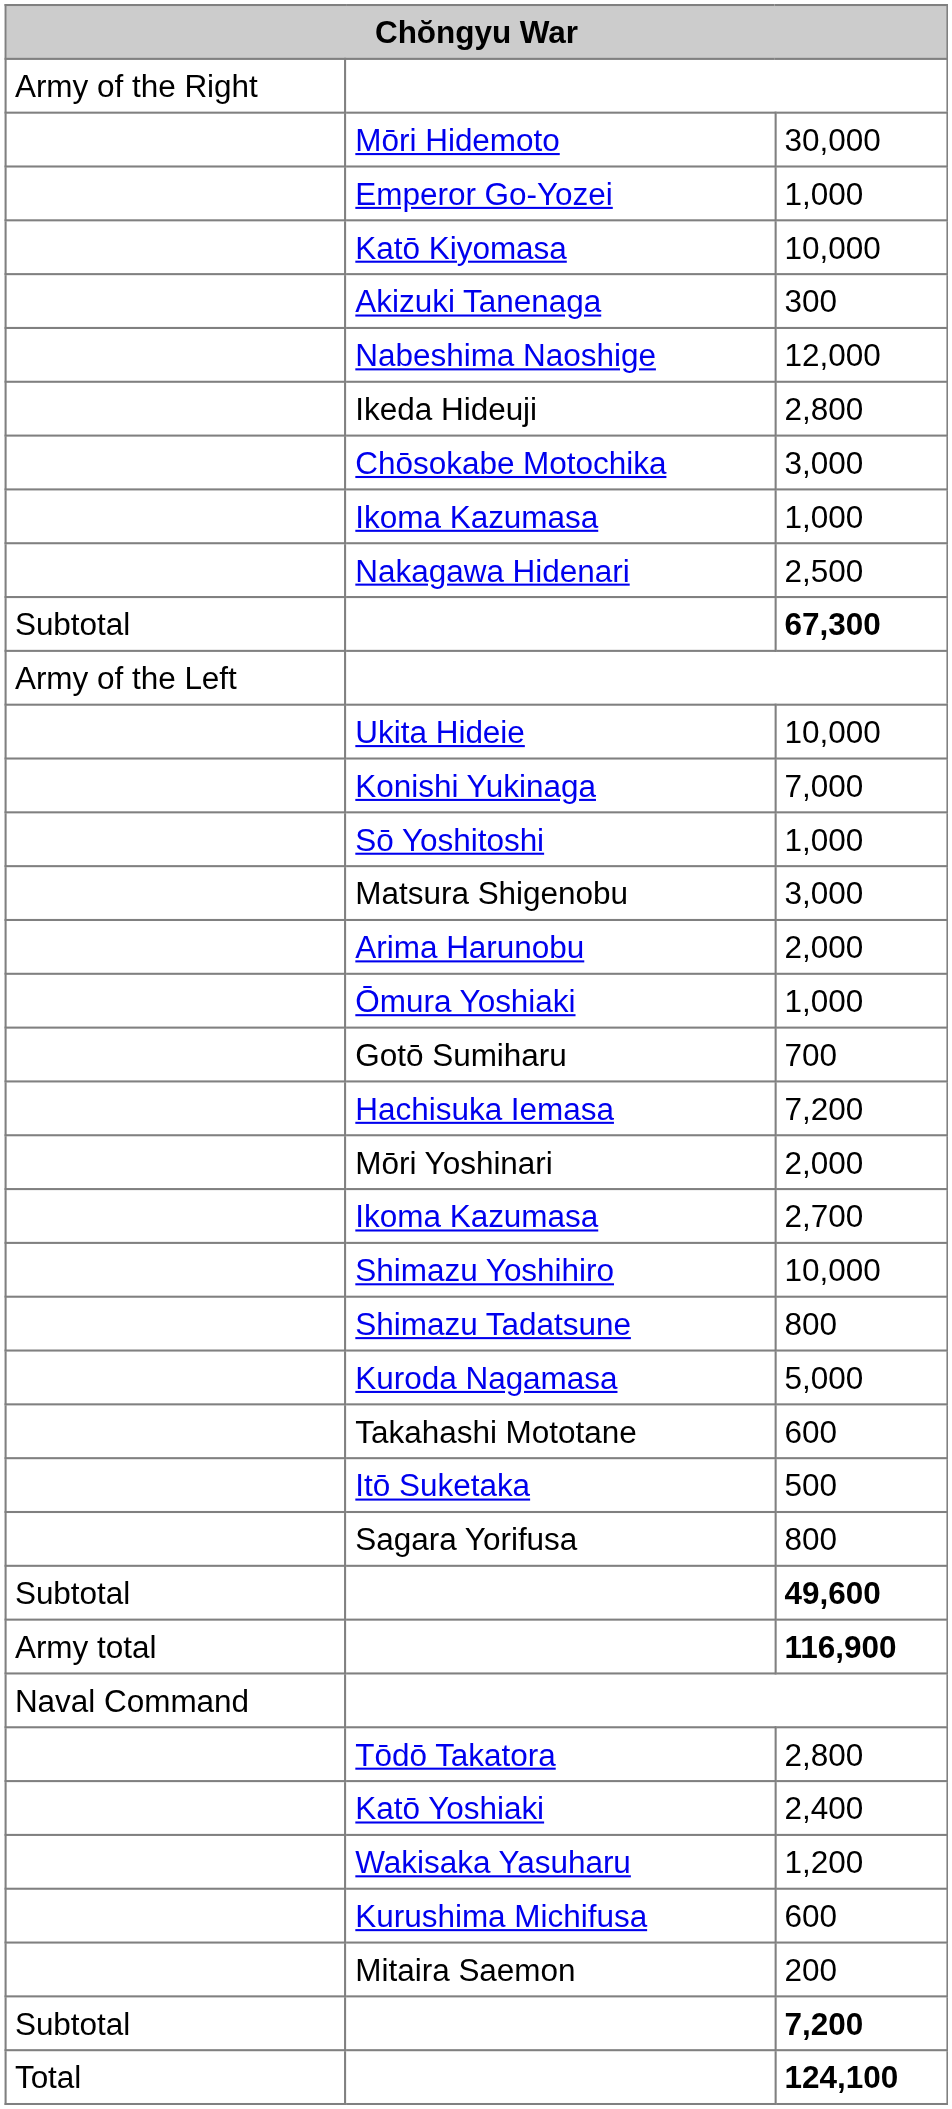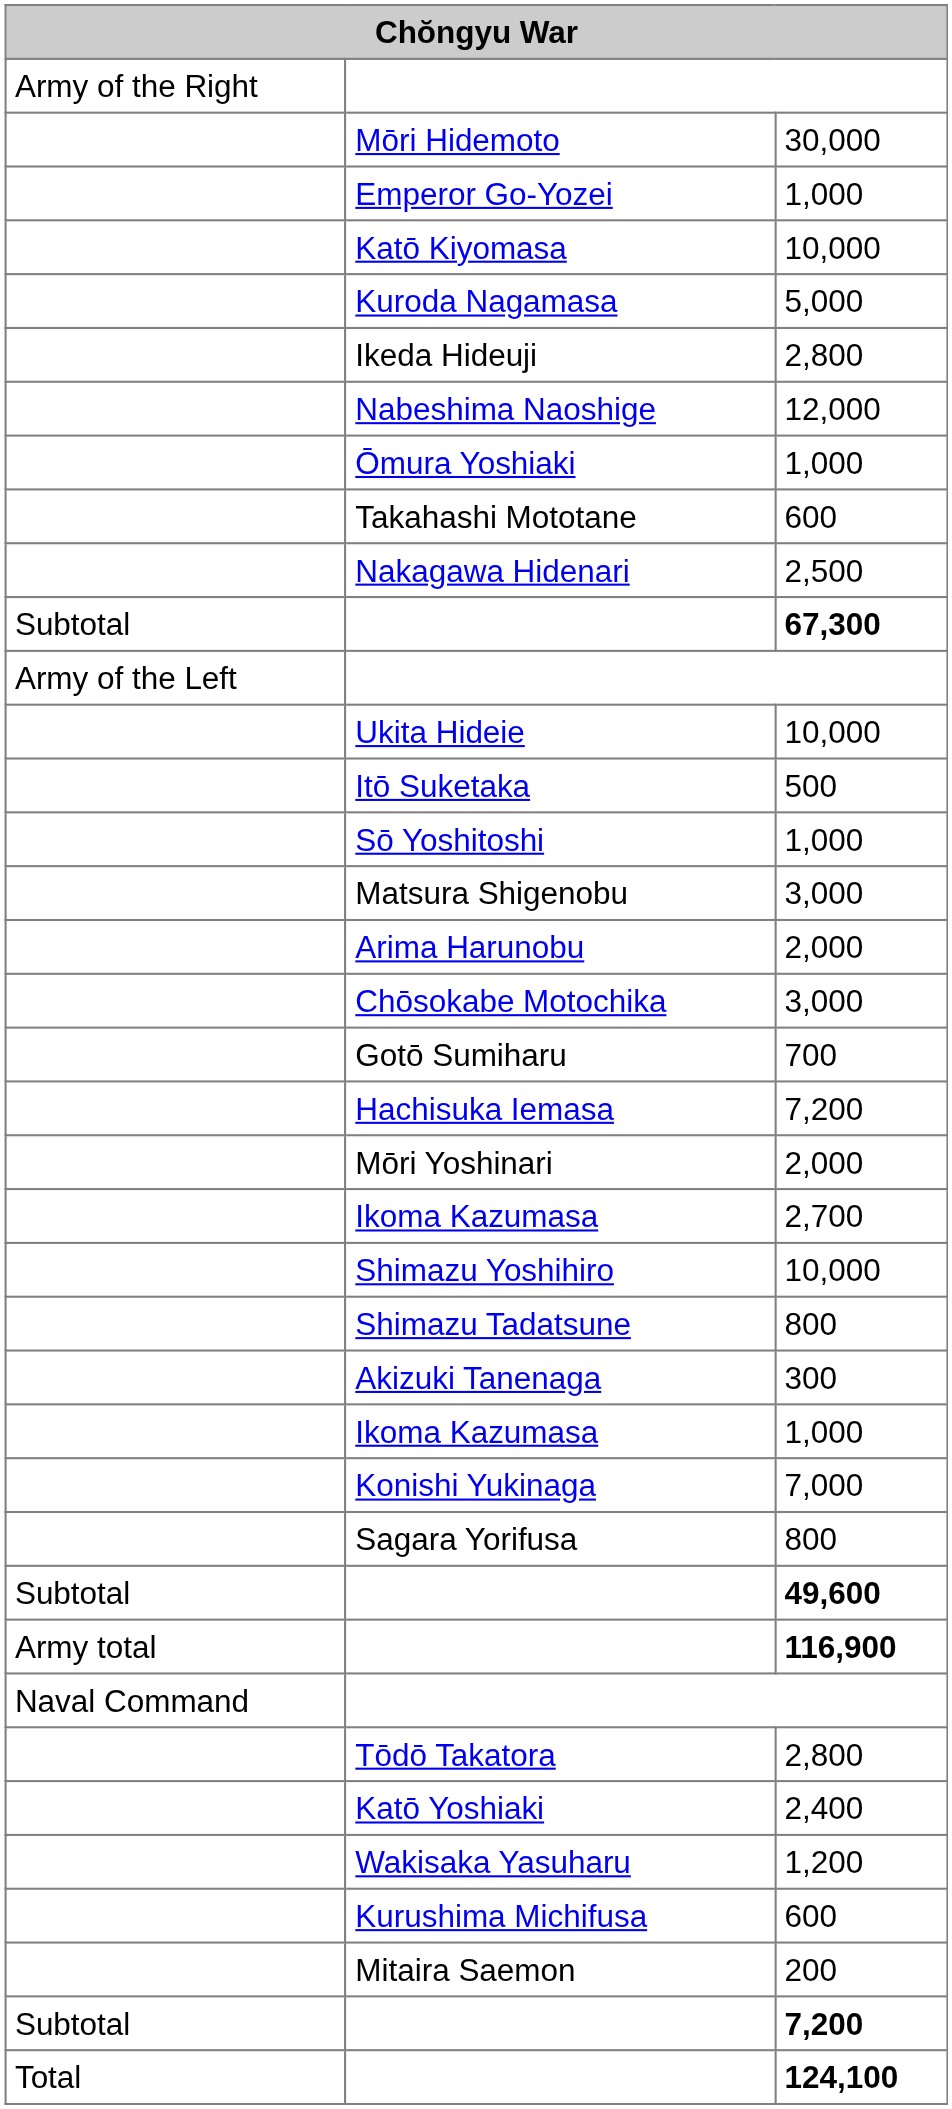rows swapped: (486, 1377) <-> (478, 301)
rows swapped: (506, 355) <-> (446, 409)
rows swapped: (511, 463) <-> (465, 1001)
rows swapped: (477, 516) <-> (496, 1431)
rows swapped: (476, 785) <-> (443, 1485)
